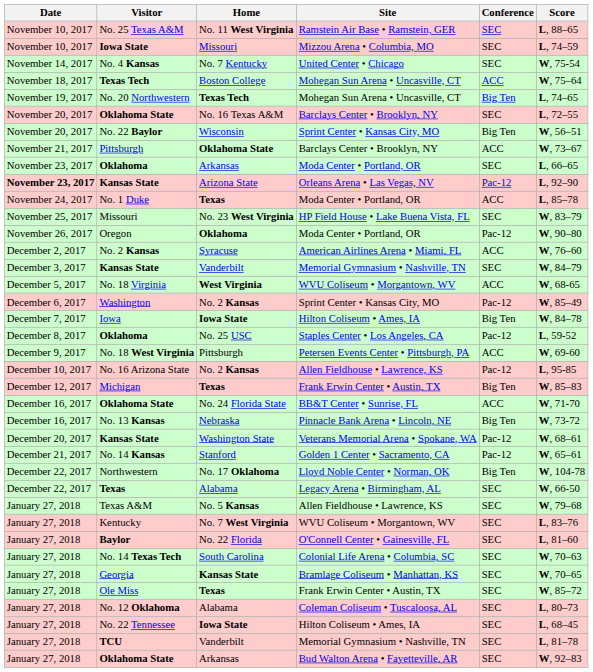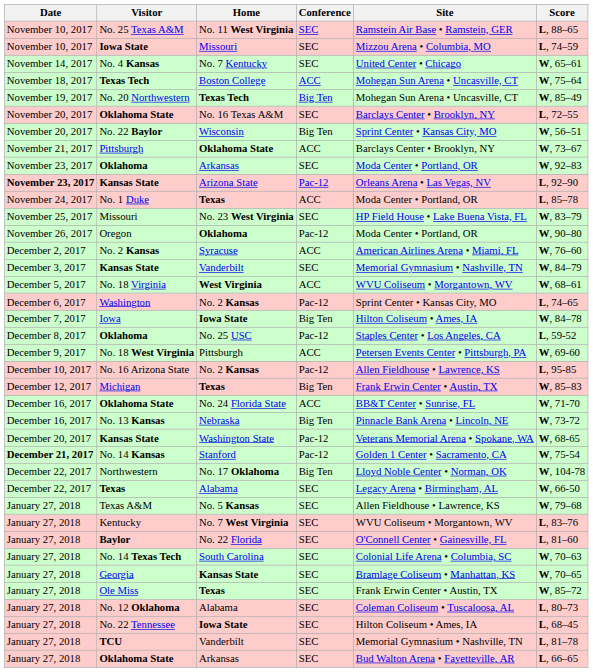columns swapped: (388, 13) <-> (508, 13)
(559, 64) W, 75-54 -> (560, 64) W, 65–61
(558, 98) L, 74–65 -> (560, 98) W, 85–49
(558, 166) L, 66–65 -> (560, 166) W, 92–83
(559, 285) W, 68-65 -> (560, 285) W, 68–61
(560, 302) W, 85–49 -> (558, 302) L, 74–65
(560, 438) W, 68–61 -> (559, 438) W, 68-65
(49, 455) normal -> (50, 455) bold
(560, 455) W, 65–61 -> (559, 455) W, 75-54
(560, 659) W, 92–83 -> (558, 659) L, 66–65
